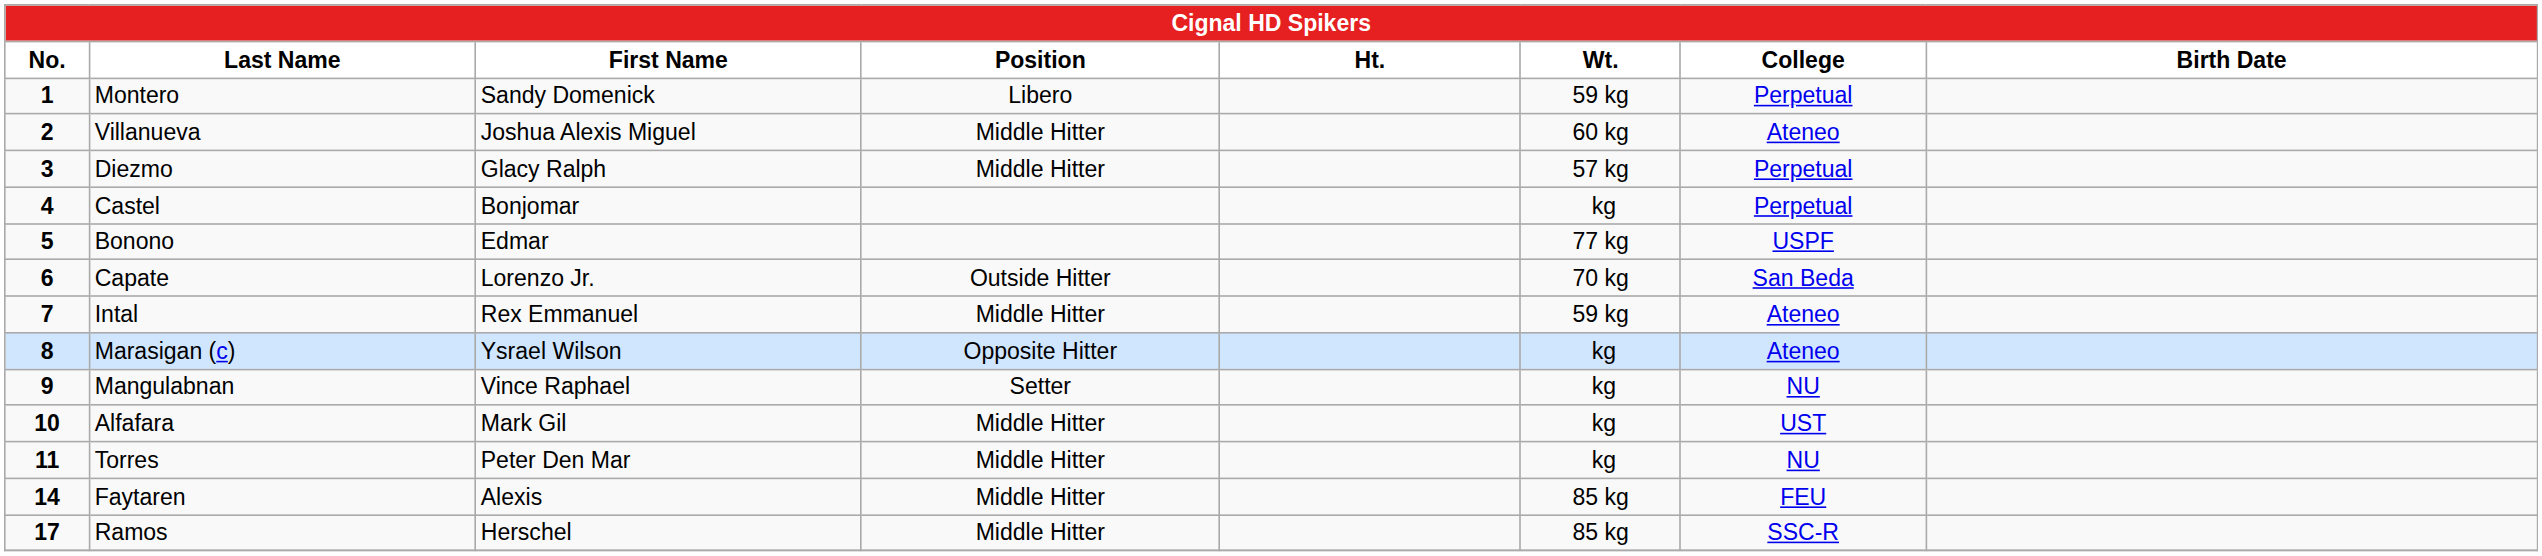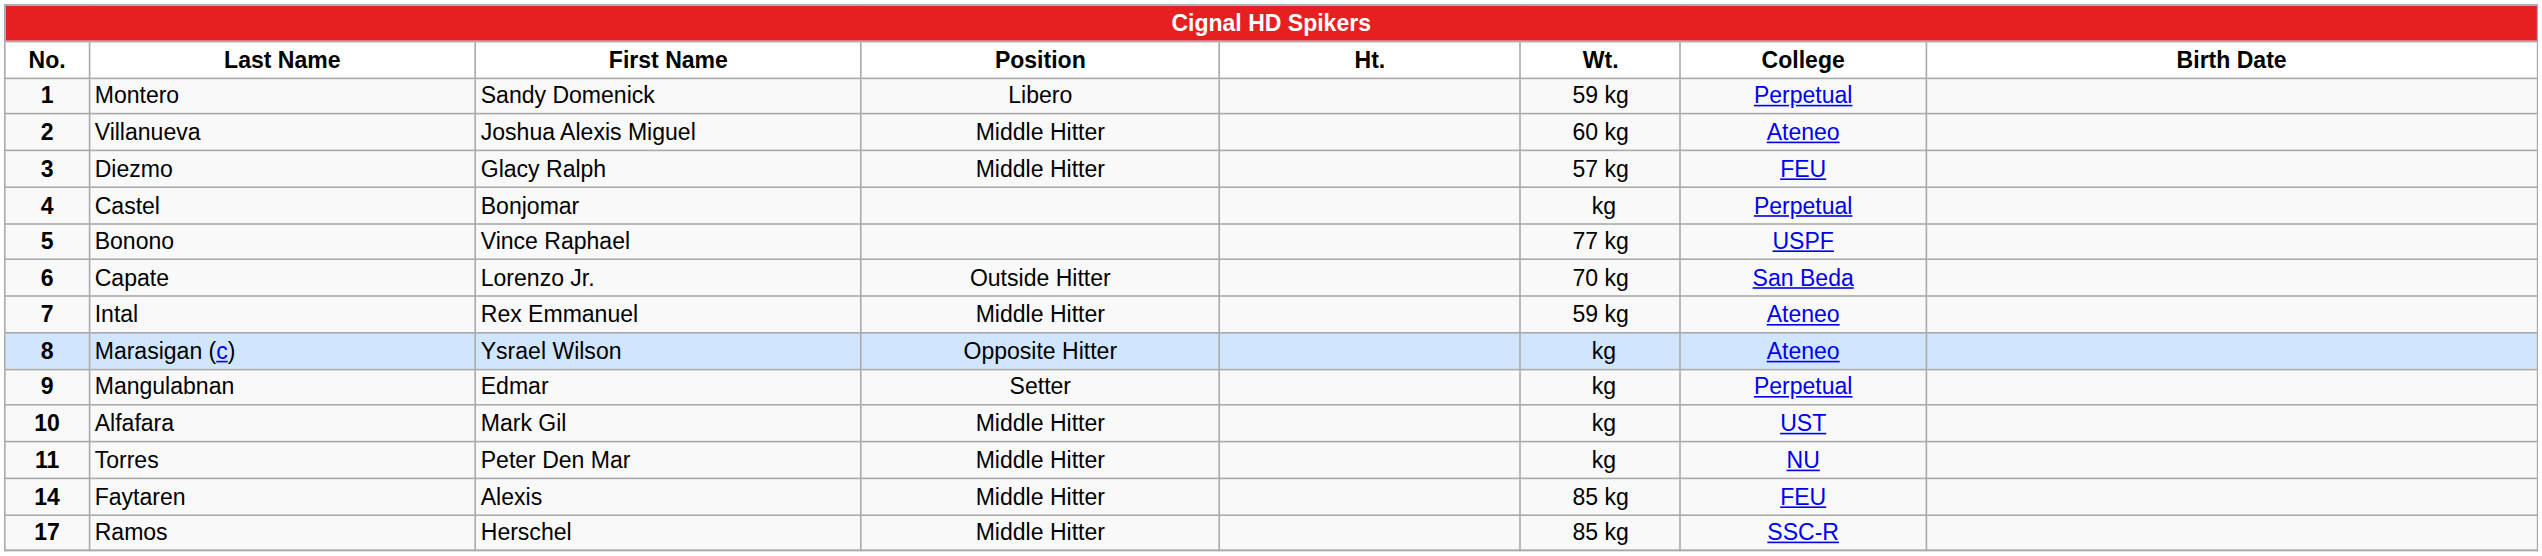(1803, 169) Perpetual -> (1803, 169) FEU
(515, 242) Edmar -> (555, 242) Vince Raphael
(555, 387) Vince Raphael -> (515, 387) Edmar
(1803, 387) NU -> (1803, 387) Perpetual
